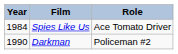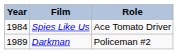(17, 42) 1990 -> (17, 42) 1989
